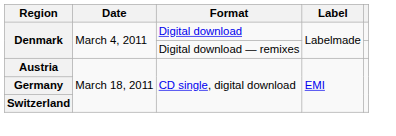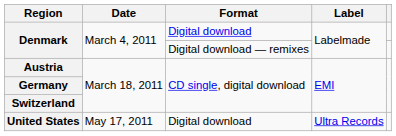+ row: (43, 121)
